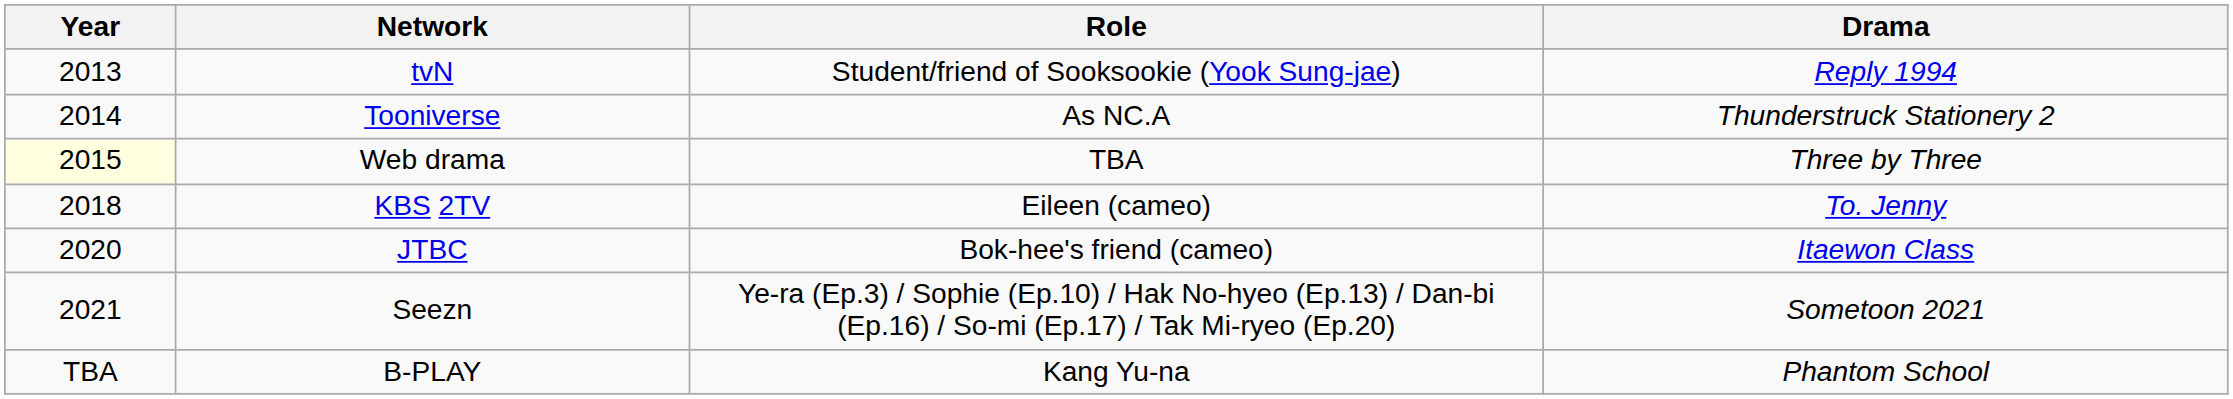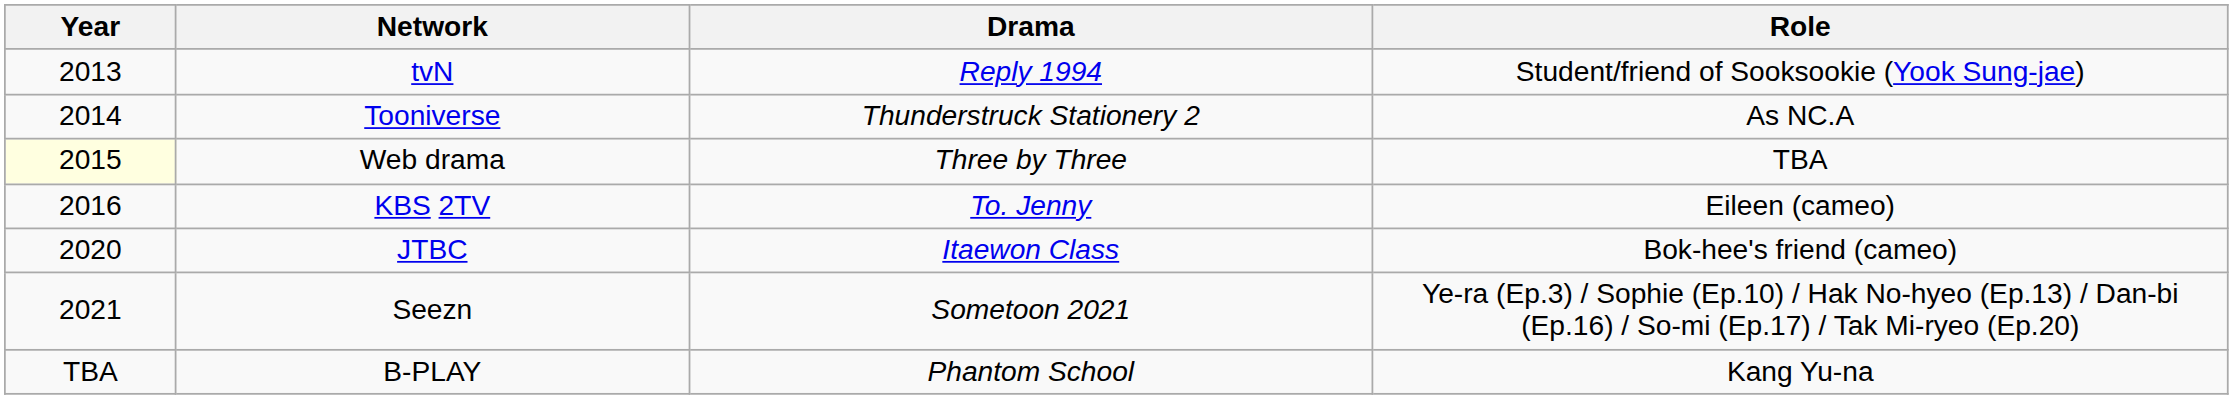columns swapped: (1886, 26) <-> (1116, 26)
(90, 205) 2018 -> (90, 205) 2016
